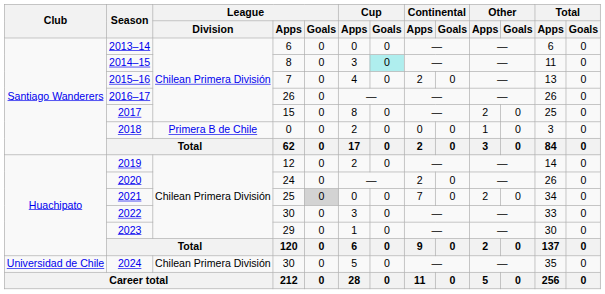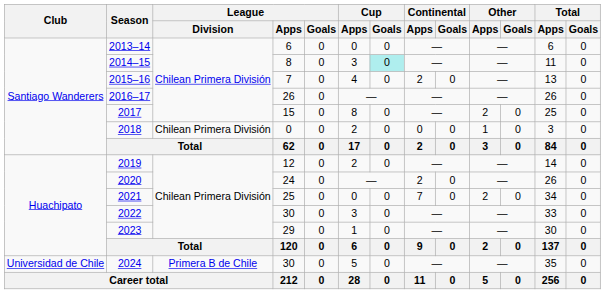(213, 130) Primera B de Chile -> (213, 130) Chilean Primera División
(321, 197) lightgrey background -> (321, 197) no background
(213, 264) Chilean Primera División -> (213, 264) Primera B de Chile
